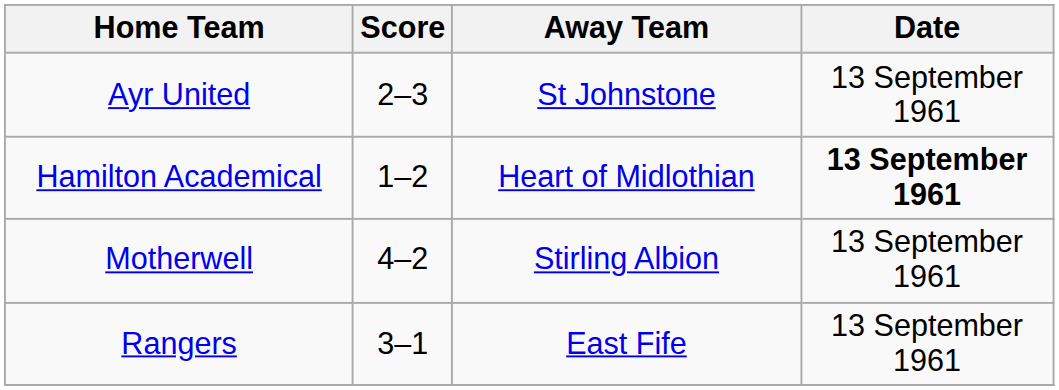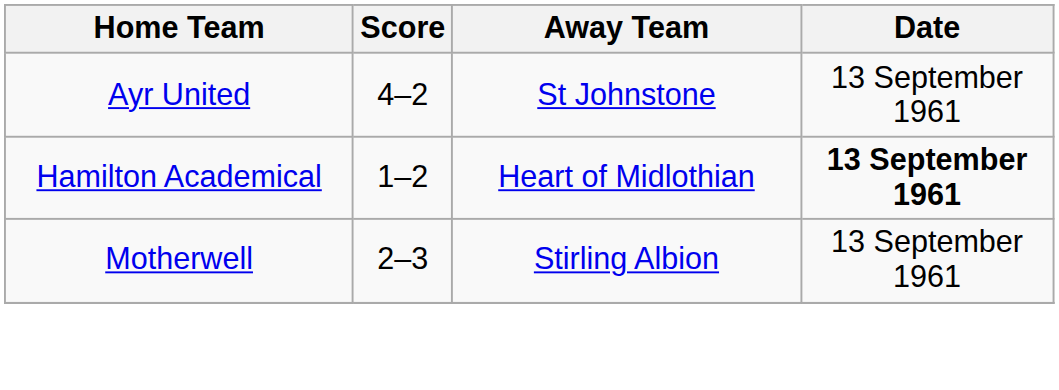(403, 94) 2–3 -> (403, 94) 4–2
(403, 260) 4–2 -> (403, 260) 2–3
- row: (179, 342)
